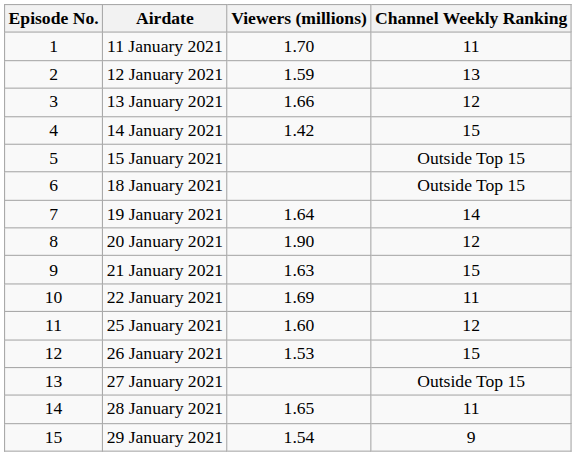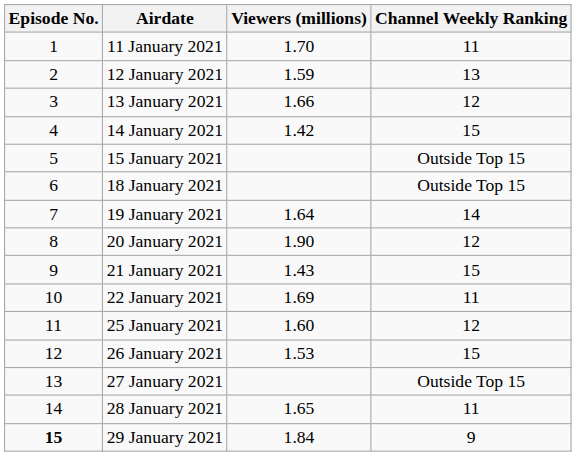(299, 269) 1.63 -> (299, 269) 1.43
(54, 437) normal -> (54, 437) bold
(299, 437) 1.54 -> (299, 437) 1.84
